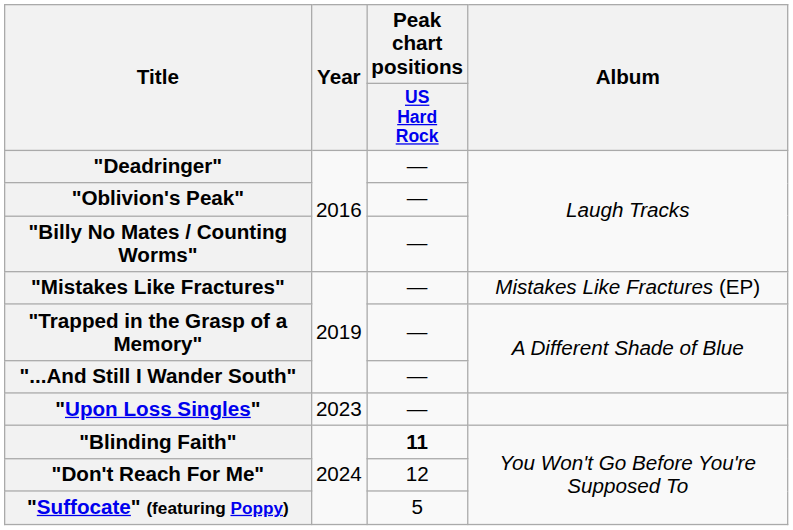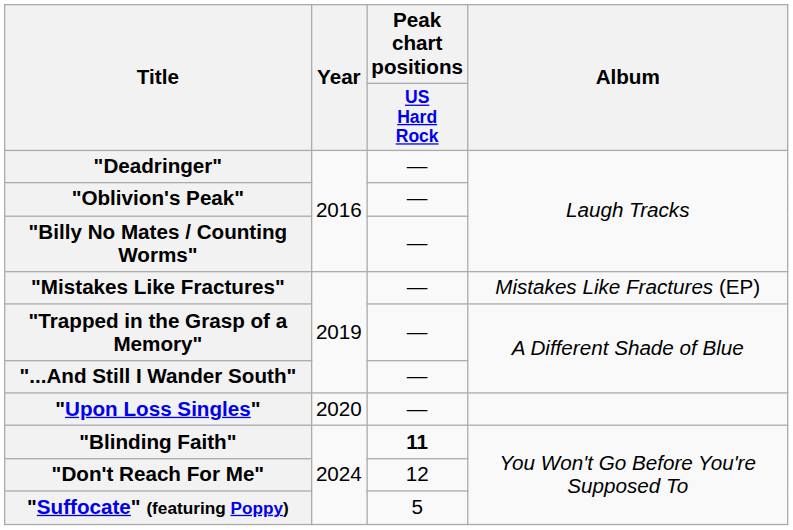(339, 409) 2023 -> (339, 409) 2020
